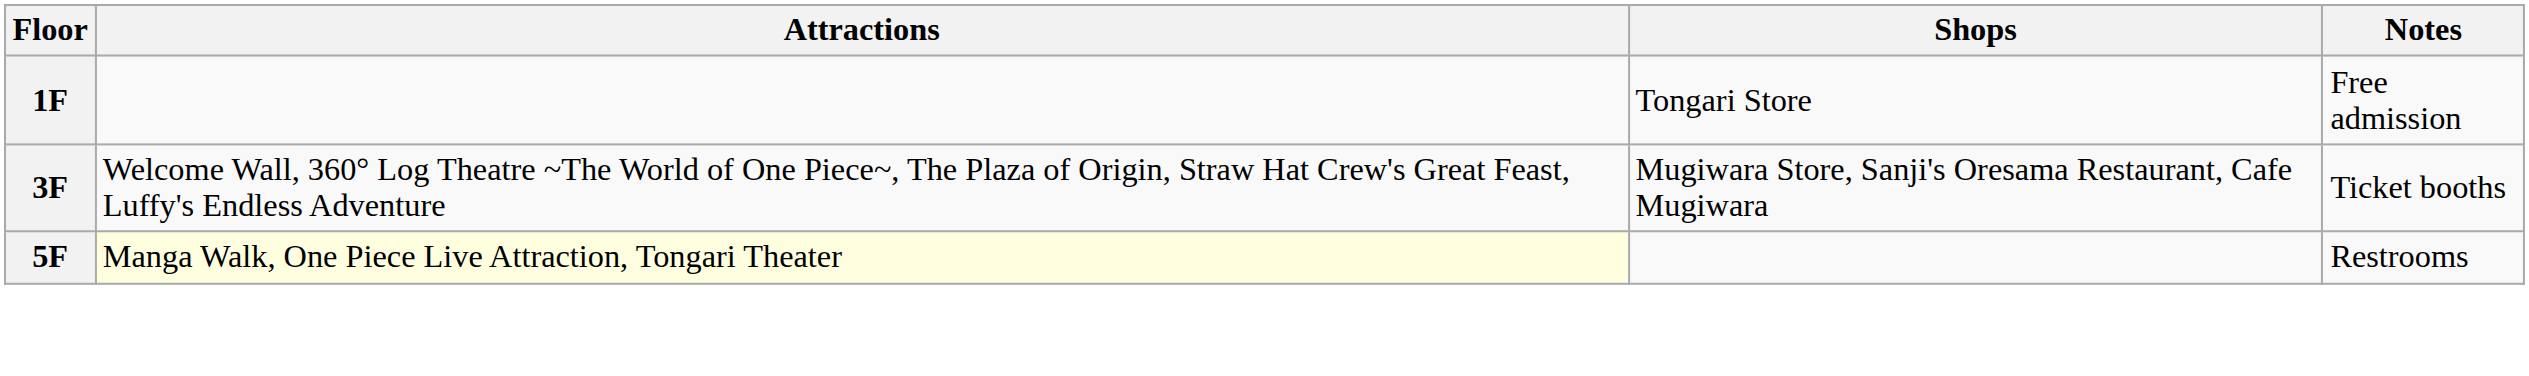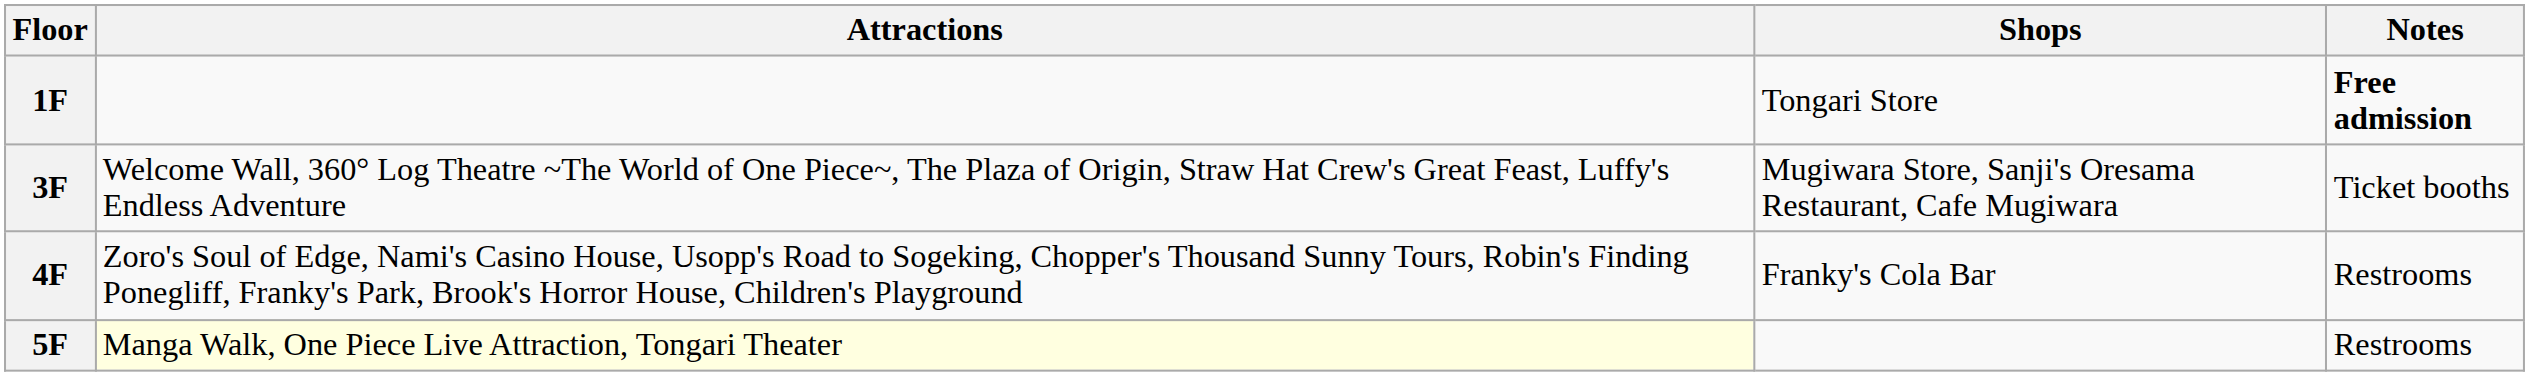(2396, 99) normal -> (2403, 99) bold
+ row: (50, 274)
